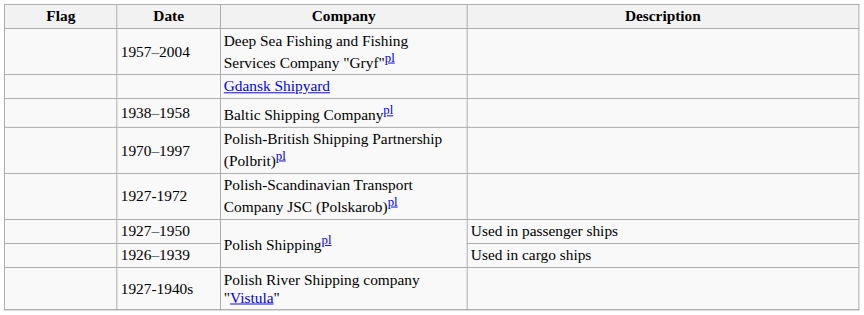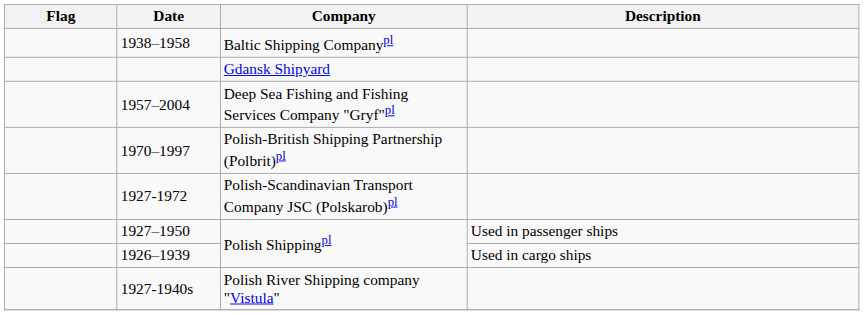rows swapped: (155, 113) <-> (155, 51)
